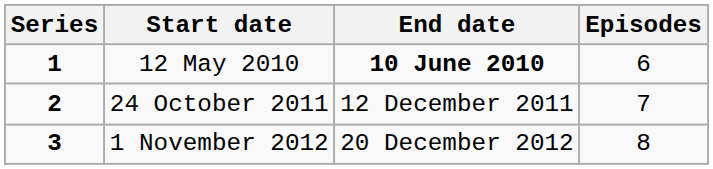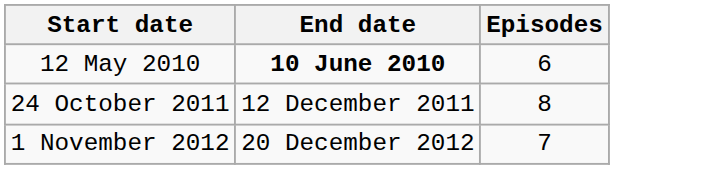- column: (54, 25)
(644, 104) 7 -> (544, 104) 8
(644, 144) 8 -> (544, 144) 7
